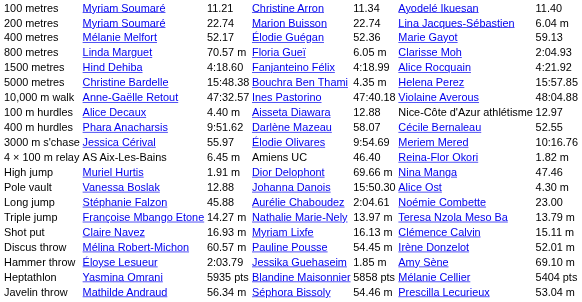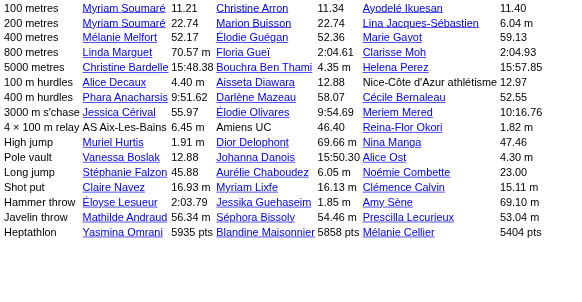(370, 53) 6.05 m -> (336, 53) 2:04.61
- row: (34, 68)
- row: (39, 98)
(371, 202) 2:04.61 -> (334, 172) 6.05 m
- row: (31, 217)
- row: (35, 247)
rows swapped: (36, 292) <-> (30, 277)
